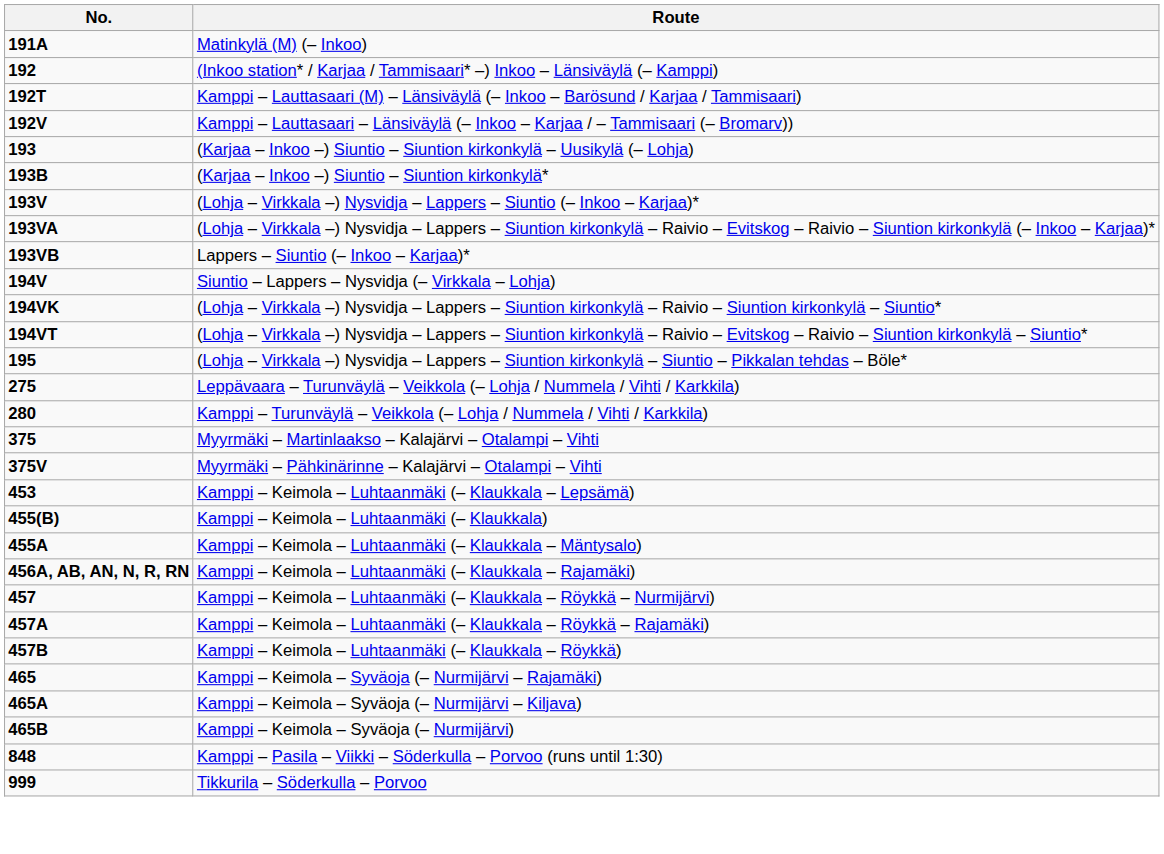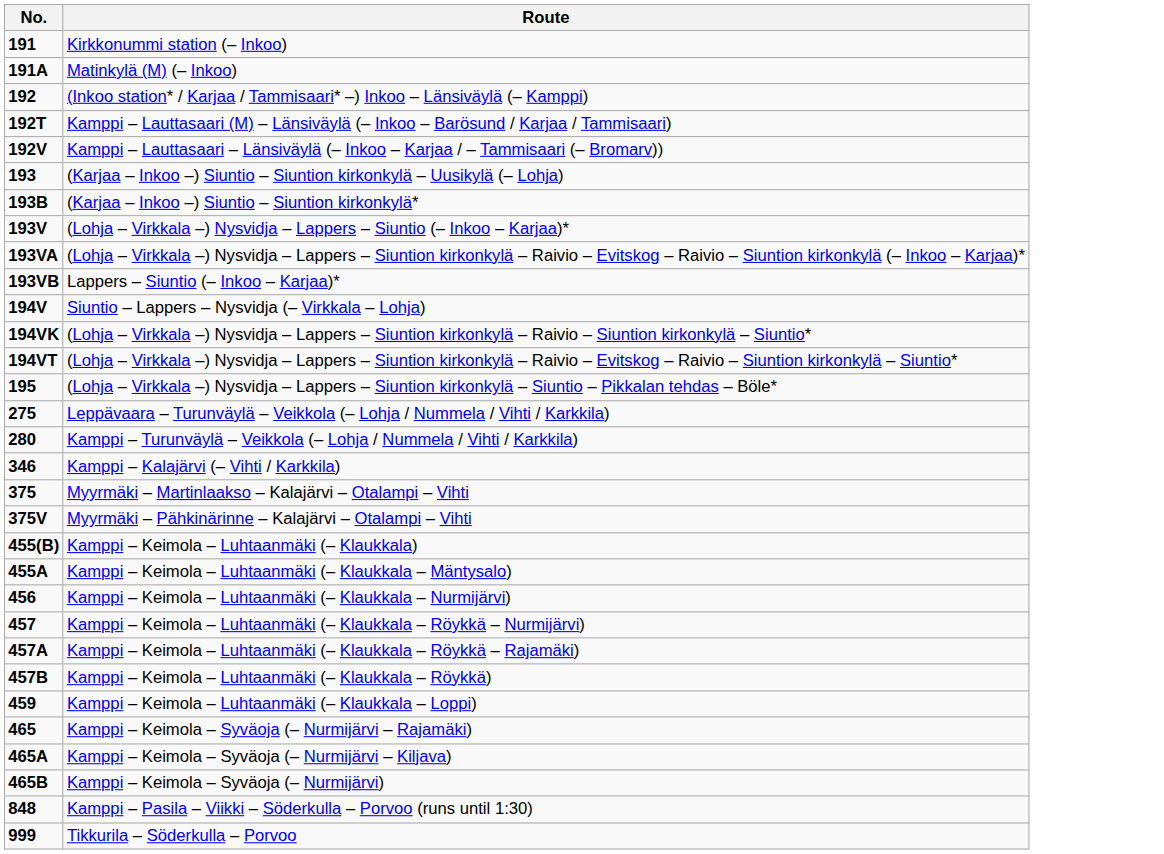+ row: (177, 44)
+ row: (204, 466)
- row: (416, 492)
+ row: (289, 598)
- row: (416, 571)
+ row: (272, 703)
